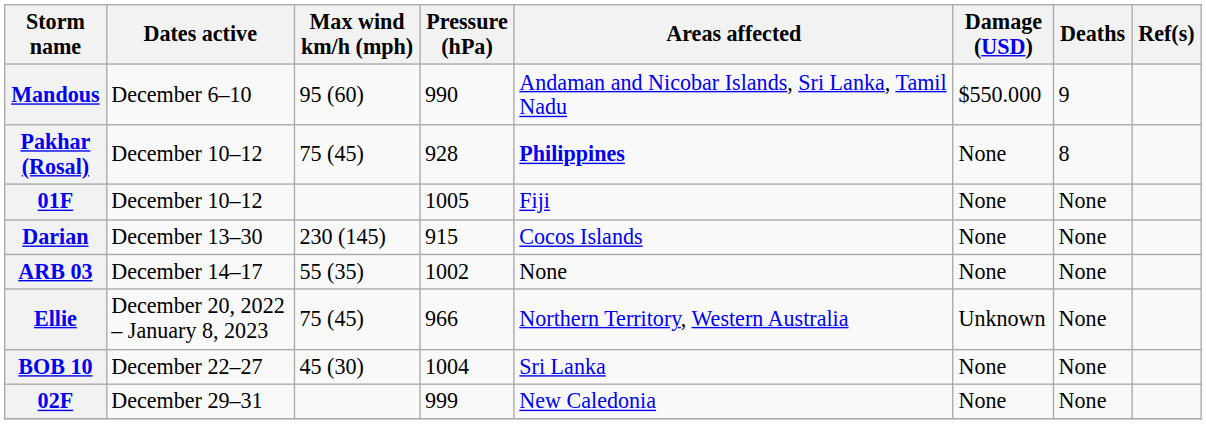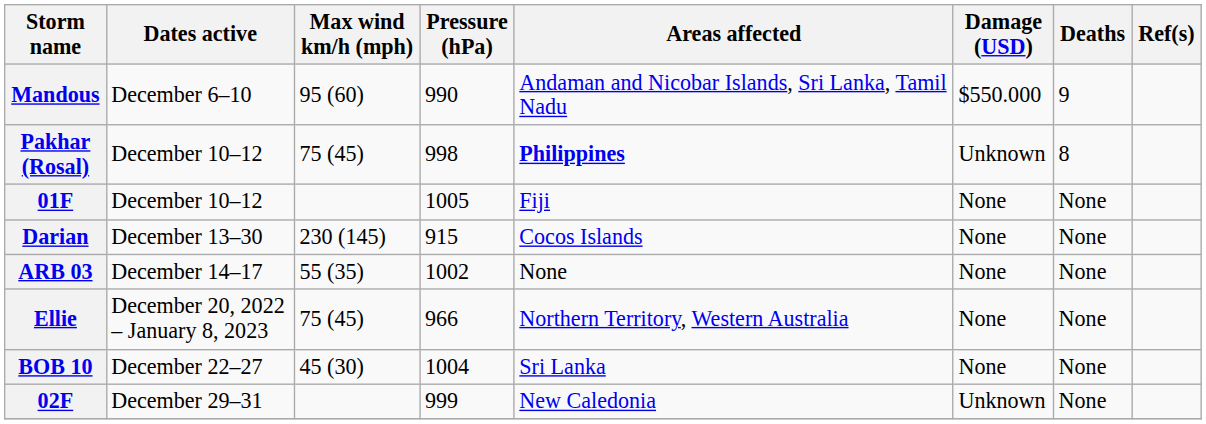(441, 154) 928 -> (441, 154) 998
(982, 154) None -> (1002, 154) Unknown
(1002, 319) Unknown -> (982, 319) None
(982, 401) None -> (1002, 401) Unknown
